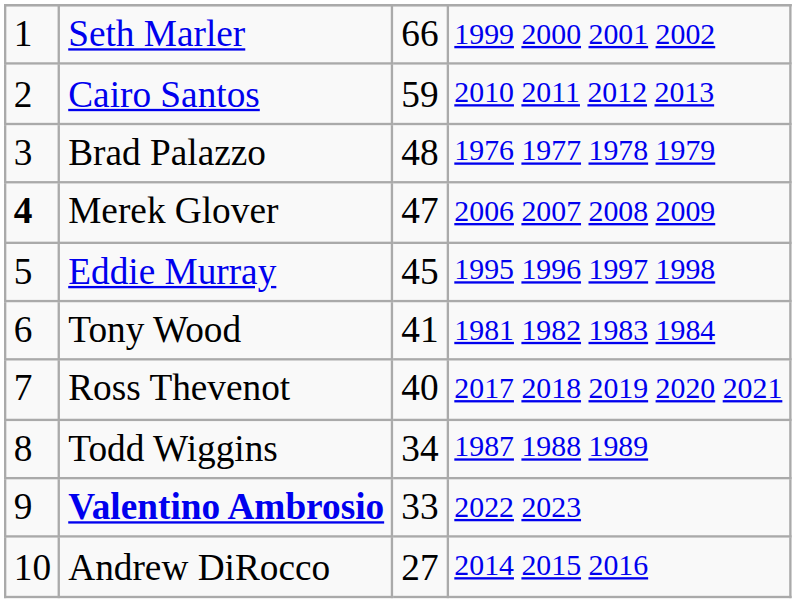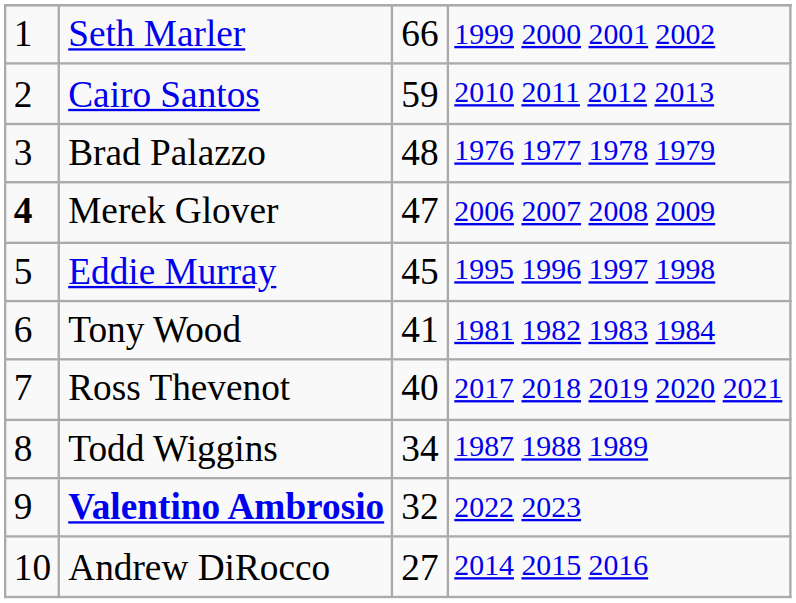(420, 507) 33 -> (420, 507) 32
